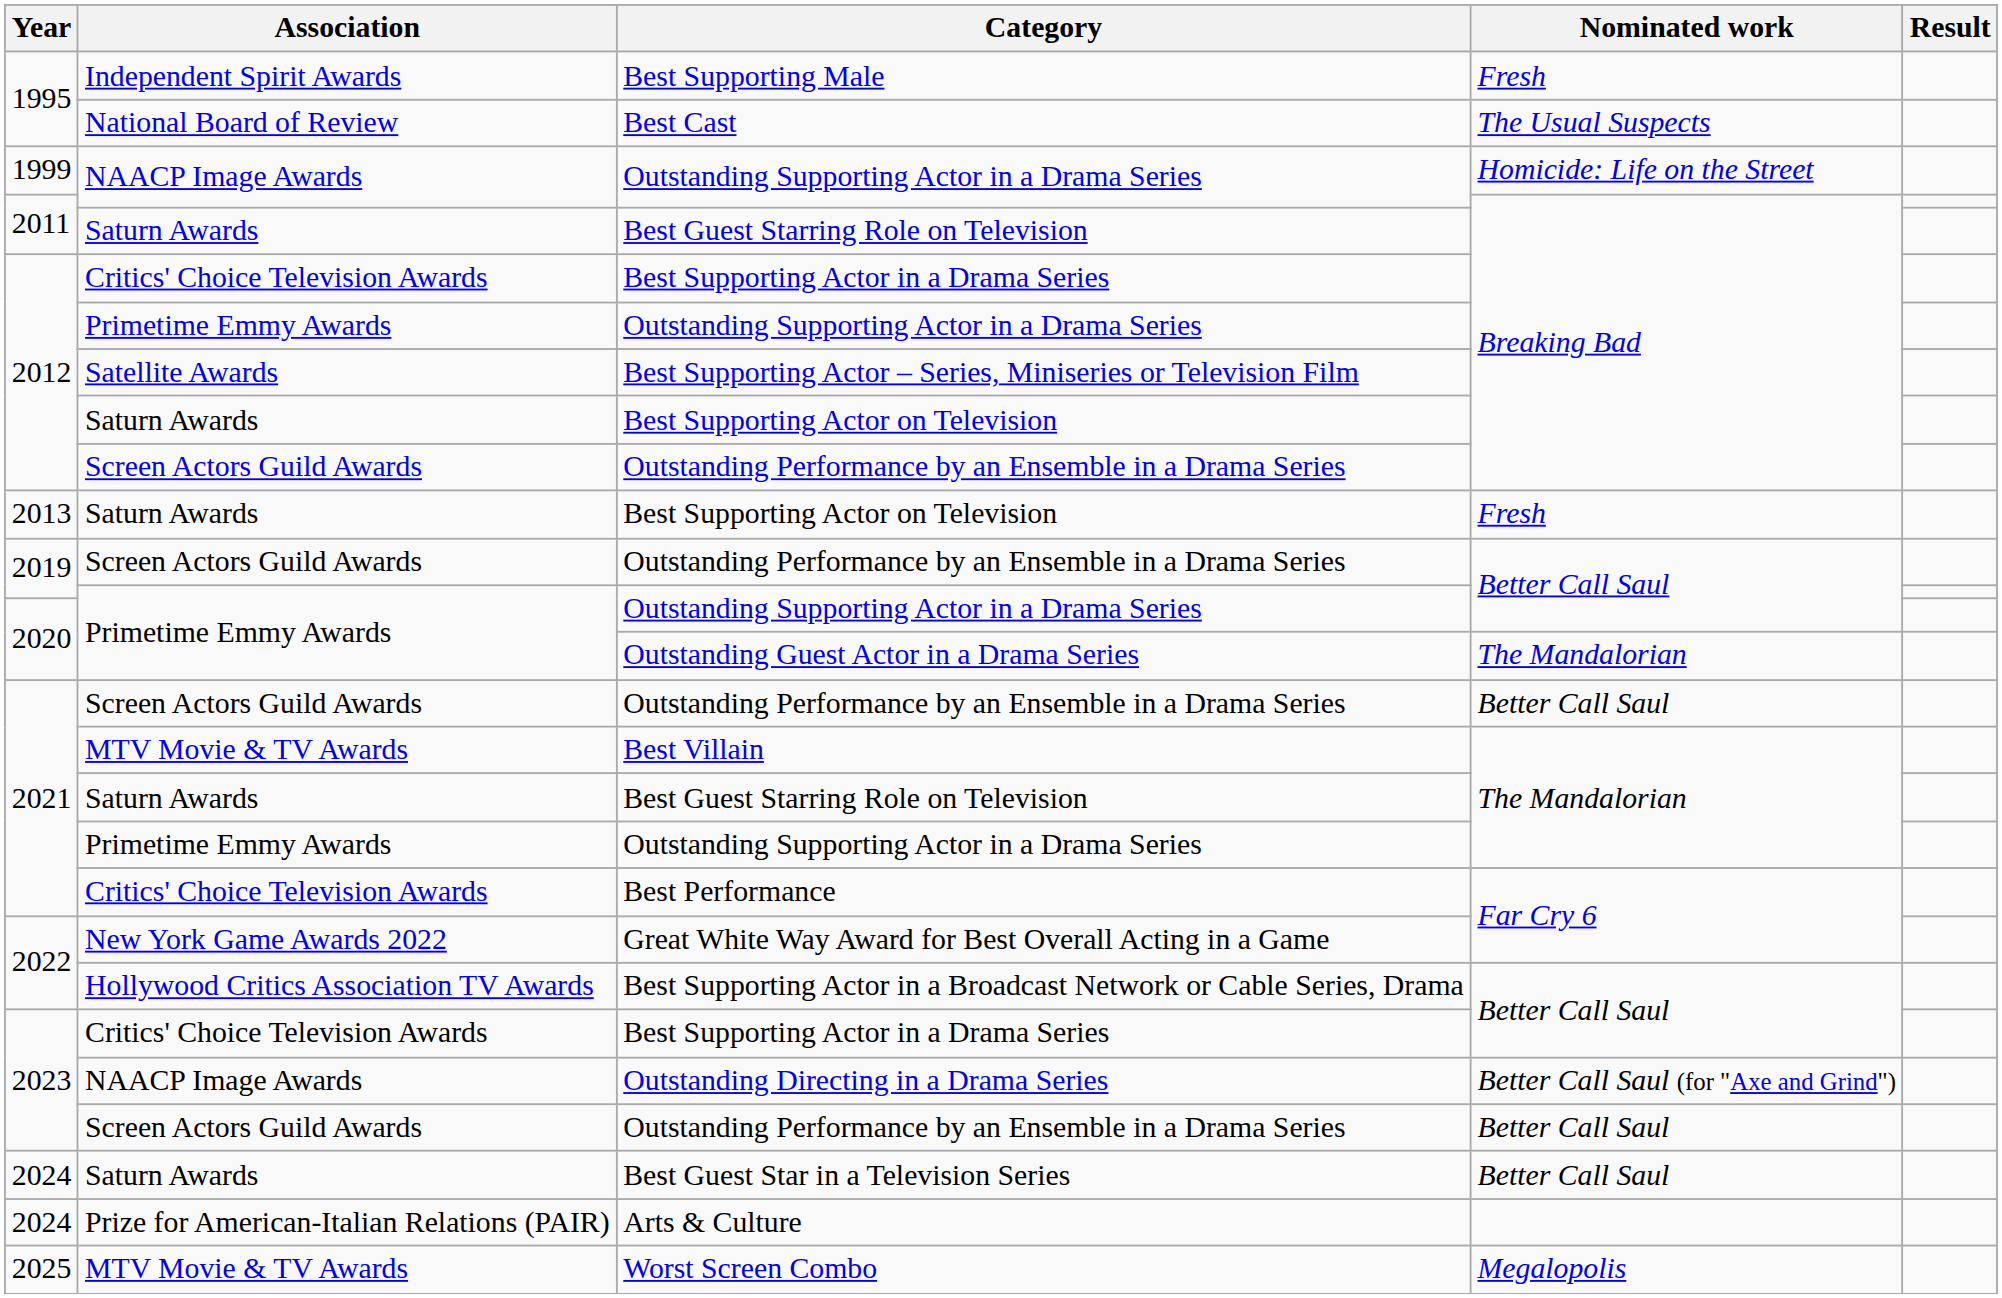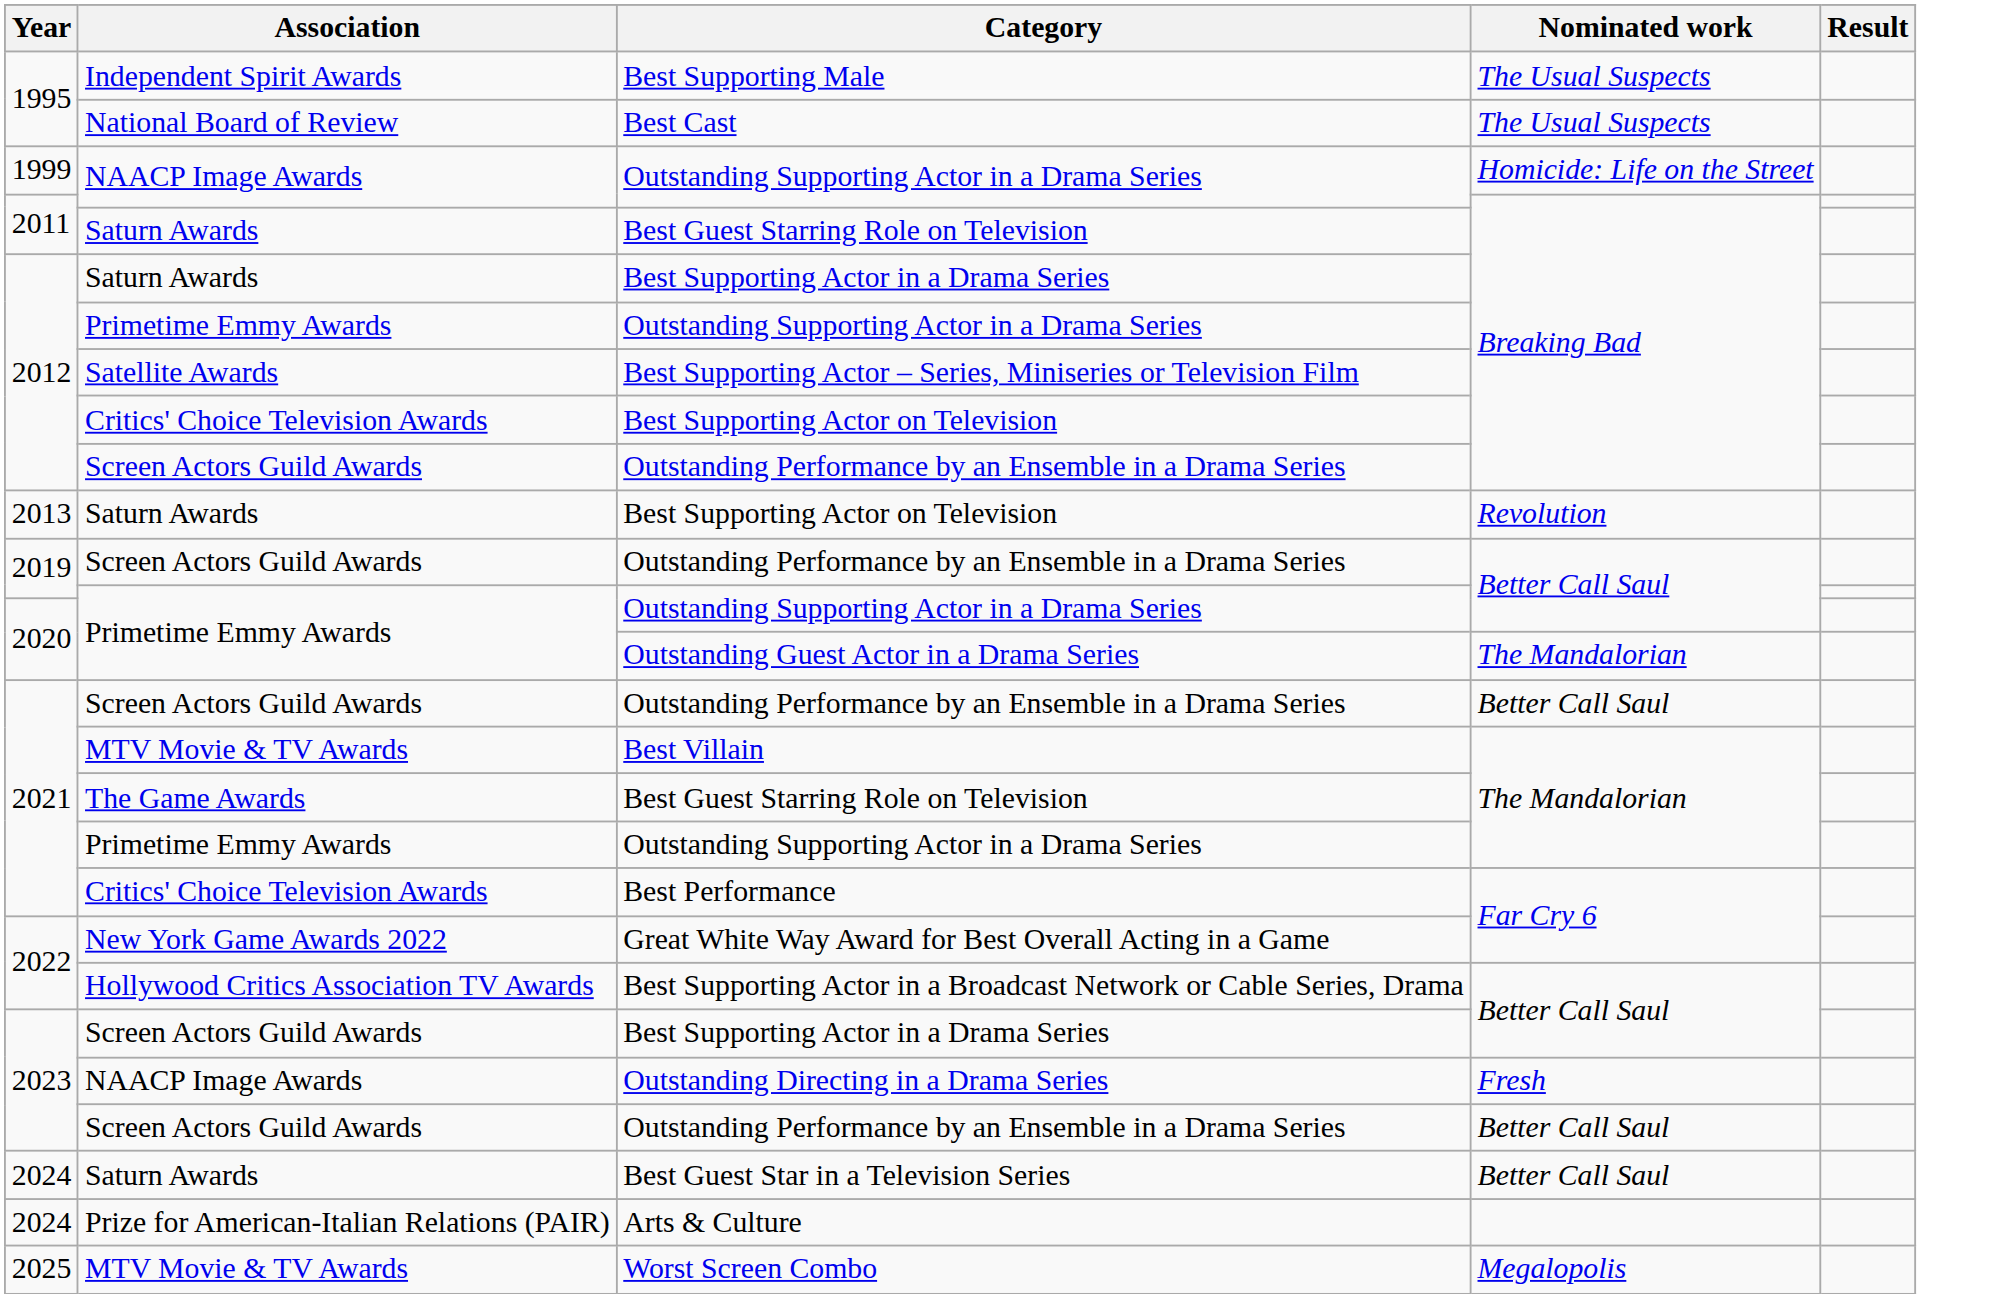(1512, 75) Fresh -> (1594, 75) The Usual Suspects
(286, 277) Critics' Choice Television Awards -> (172, 277) Saturn Awards
(172, 419) Saturn Awards -> (286, 419) Critics' Choice Television Awards
(1512, 513) Fresh -> (1542, 513) Revolution
(172, 796) Saturn Awards -> (195, 796) The Game Awards
(286, 1032) Critics' Choice Television Awards -> (254, 1032) Screen Actors Guild Awards
(1687, 1080) Better Call Saul (for "Axe and Grind") -> (1512, 1080) Fresh
